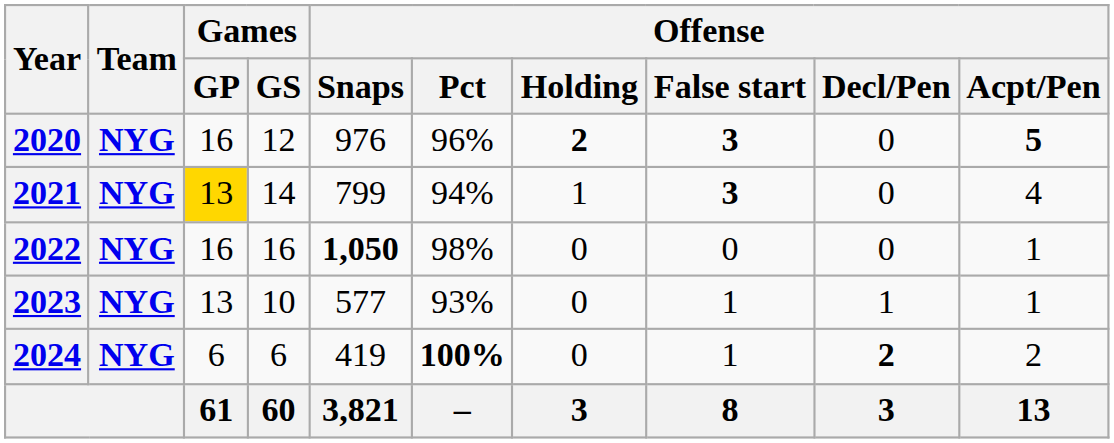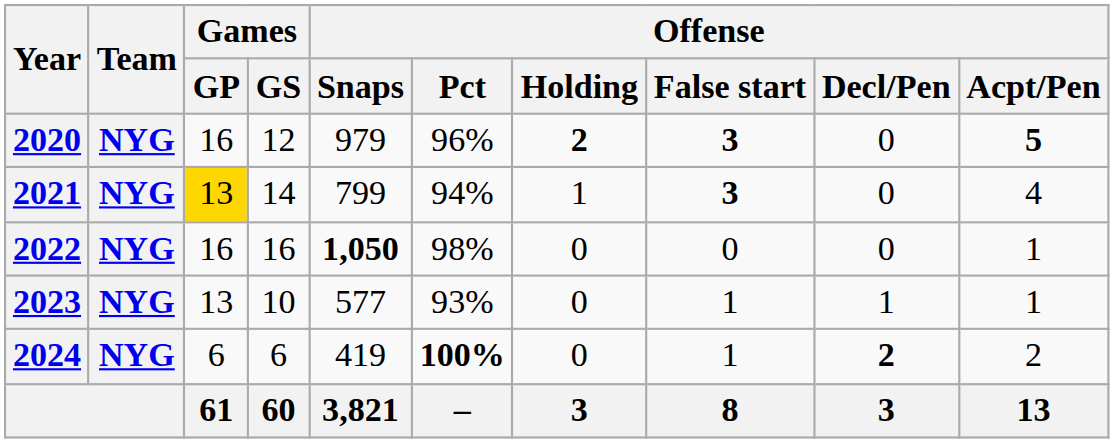(360, 139) 976 -> (360, 139) 979
